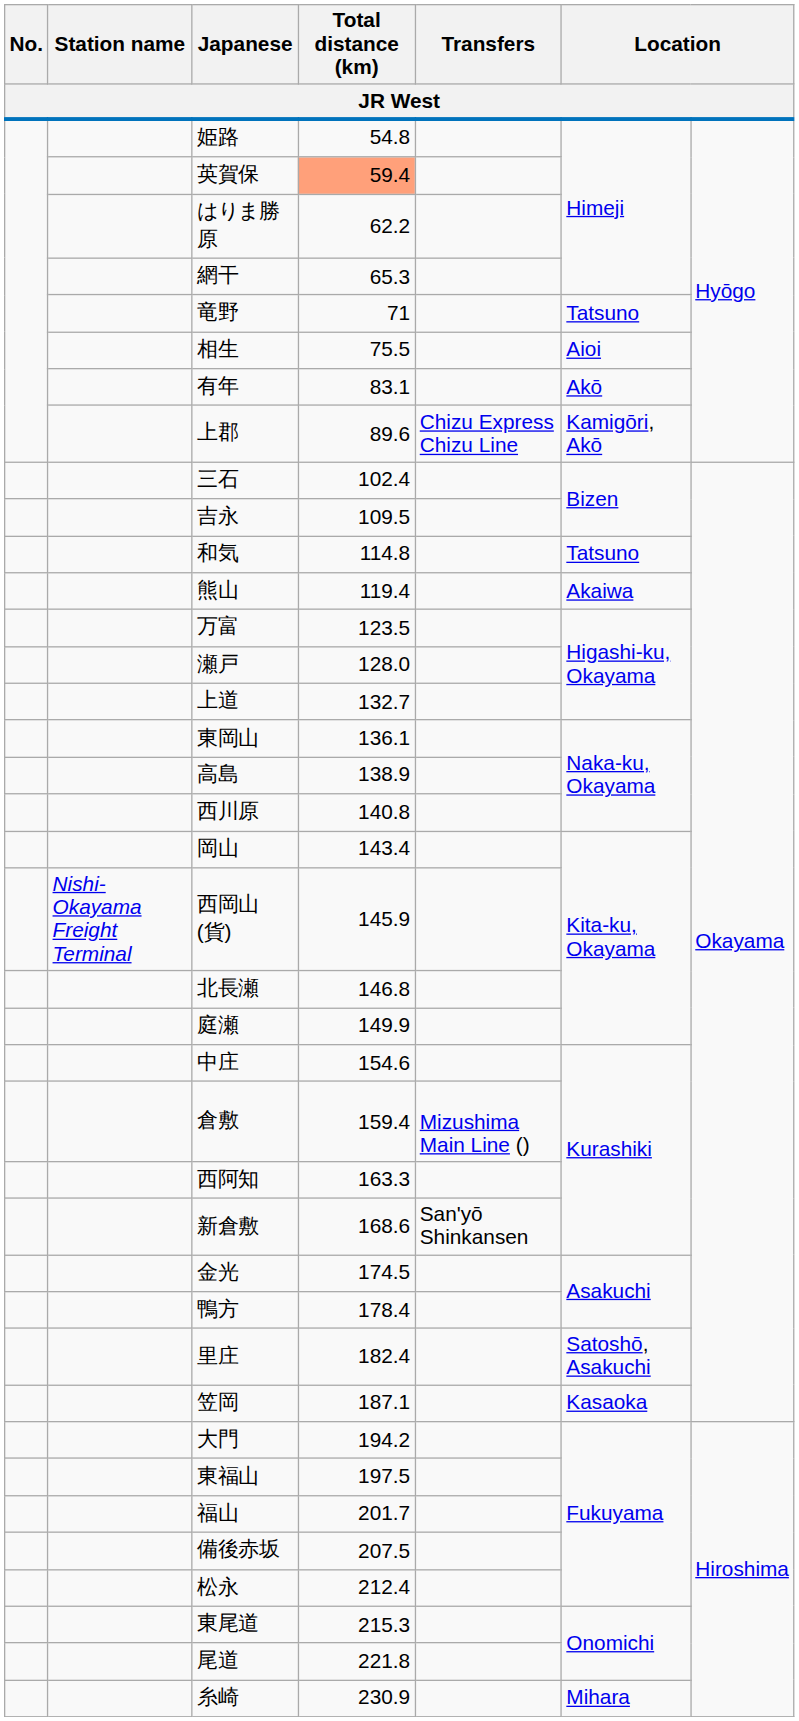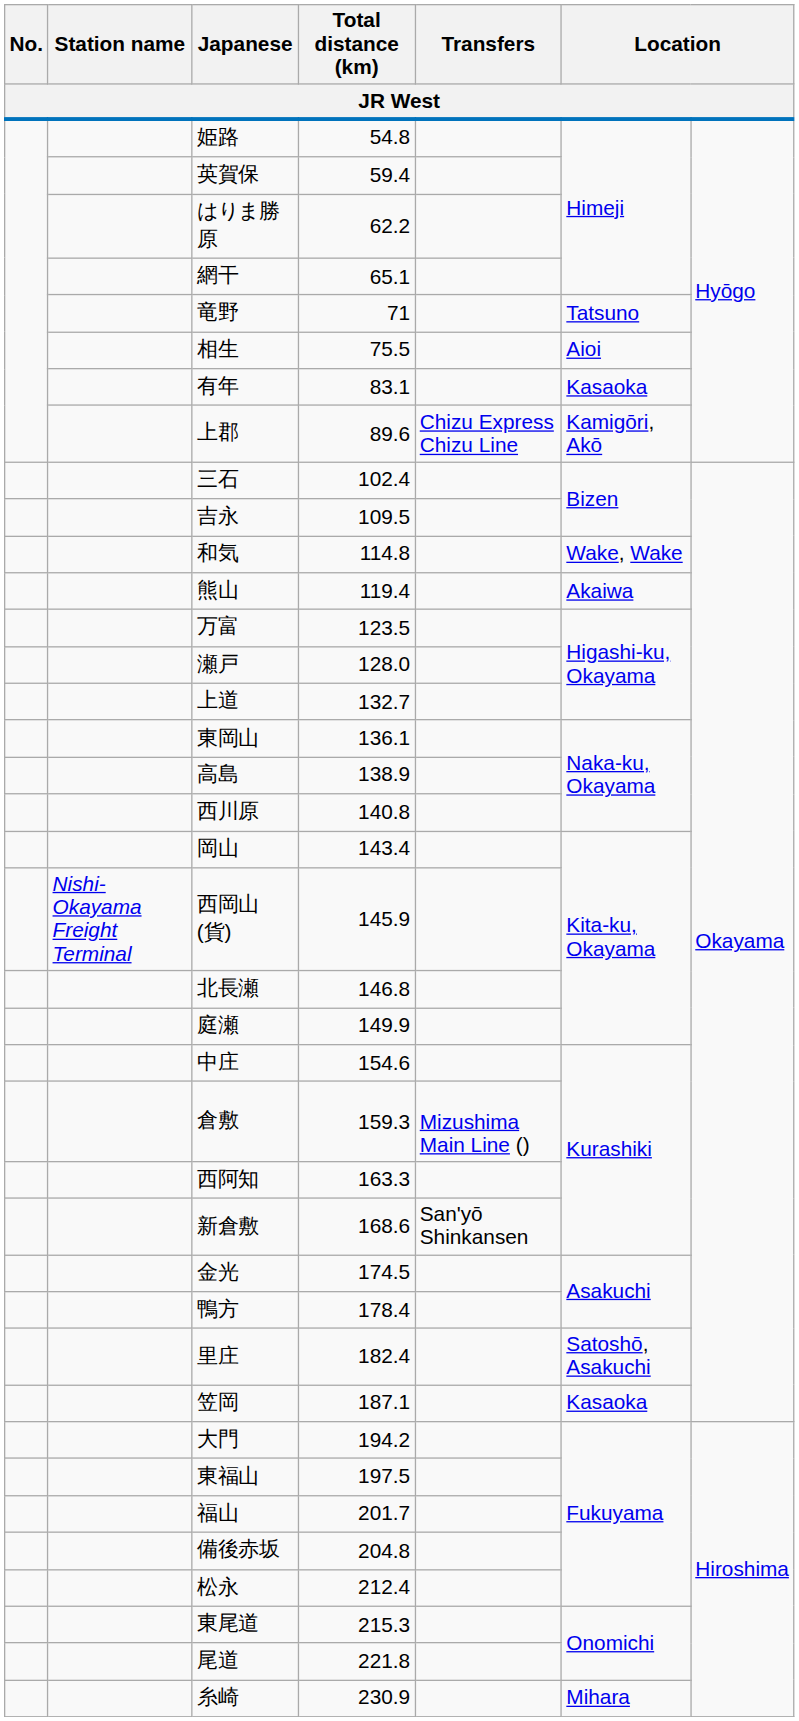(390, 175) lightsalmon background -> (390, 175) no background
(390, 276) 65.3 -> (390, 276) 65.1
(584, 386) Akō -> (607, 386) Kasaoka
(603, 553) Tatsuno -> (625, 553) Wake, Wake
(384, 1121) 159.4 -> (384, 1121) 159.3
(384, 1550) 207.5 -> (384, 1550) 204.8
